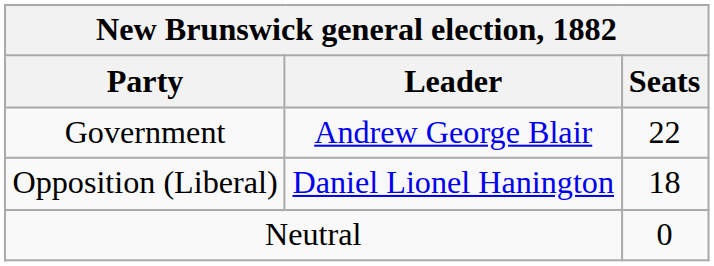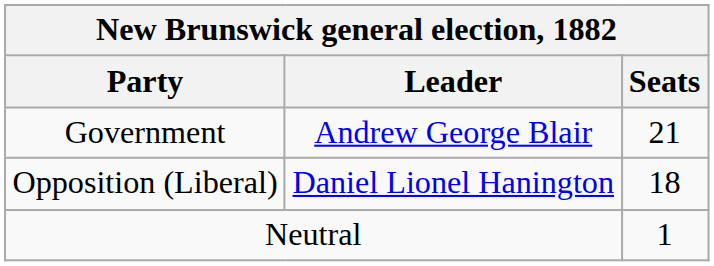(665, 132) 22 -> (665, 132) 21
(665, 234) 0 -> (665, 234) 1
